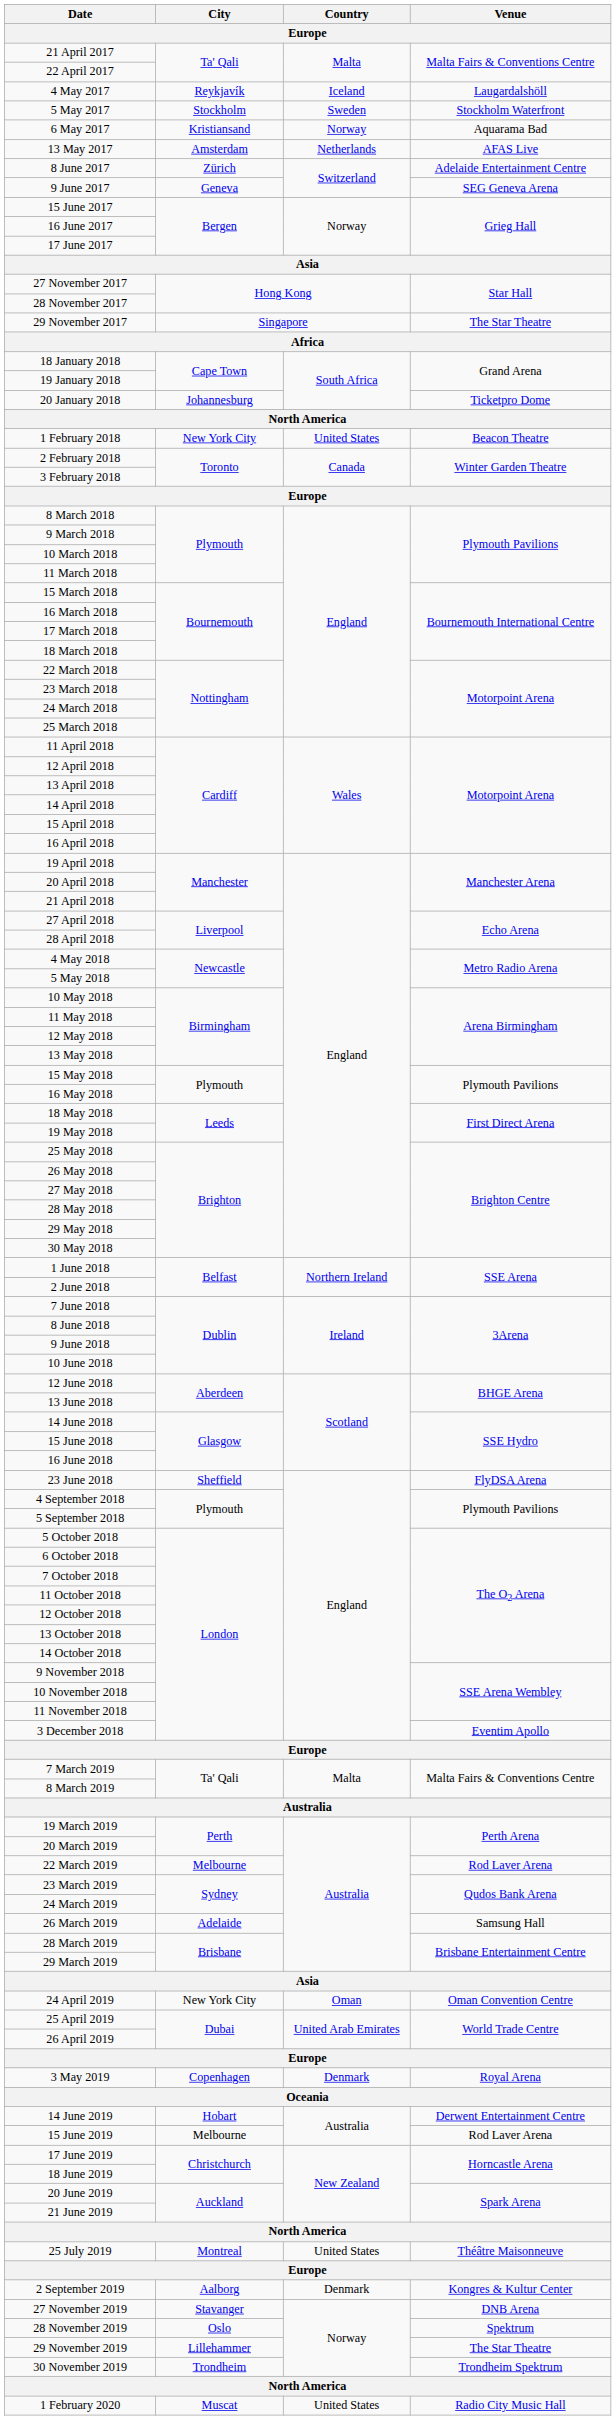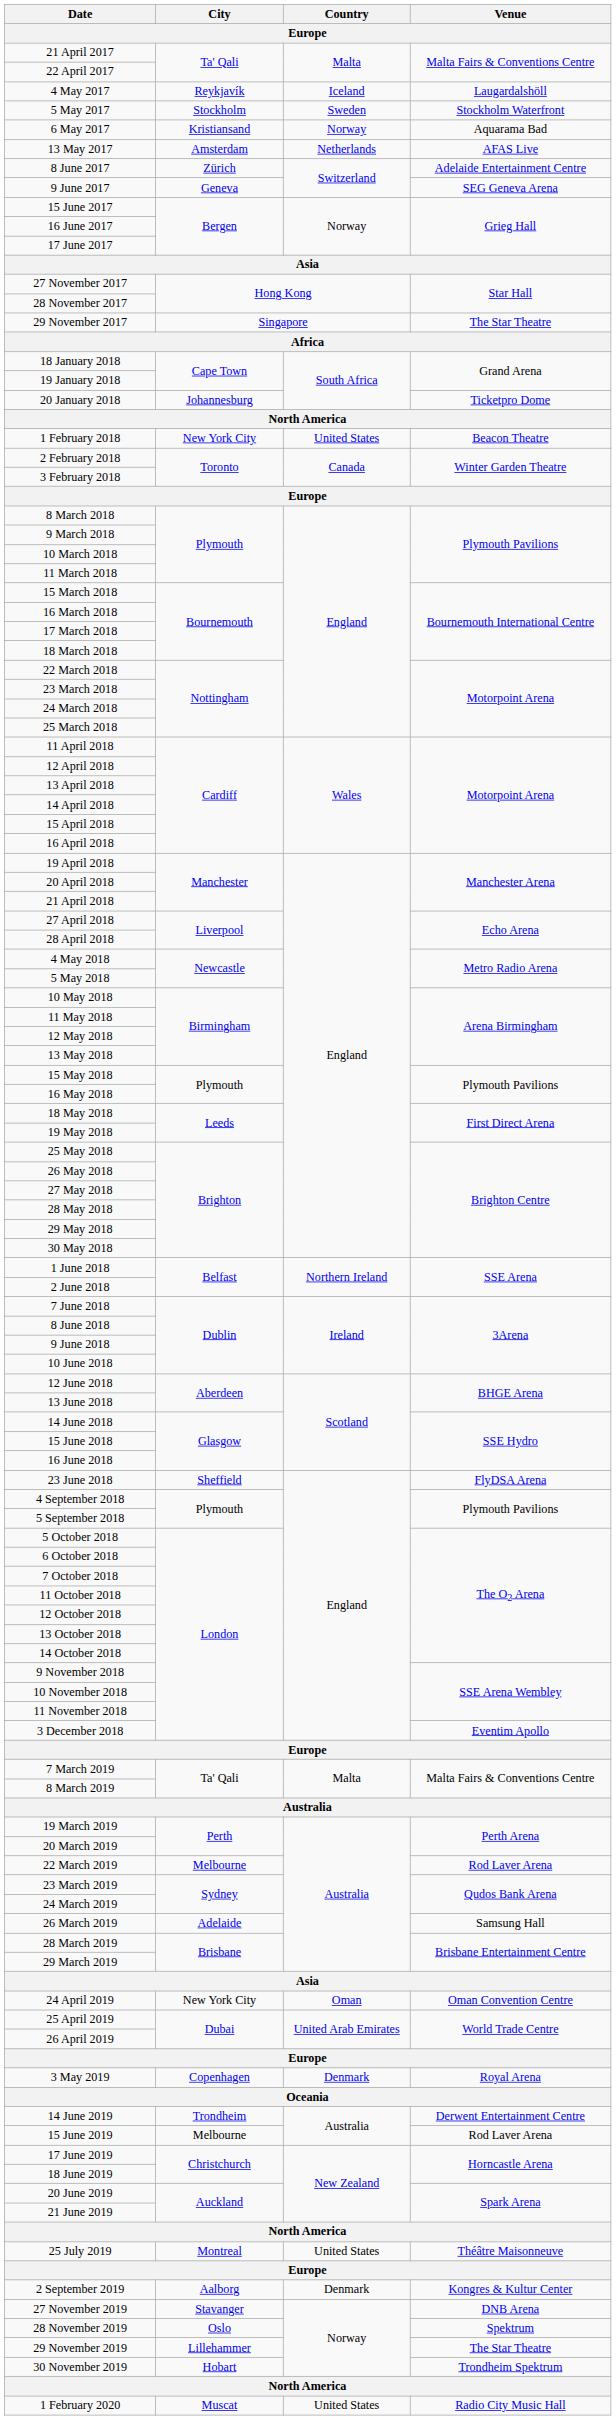(220, 2116) Hobart -> (220, 2116) Trondheim
(220, 2366) Trondheim -> (220, 2366) Hobart
